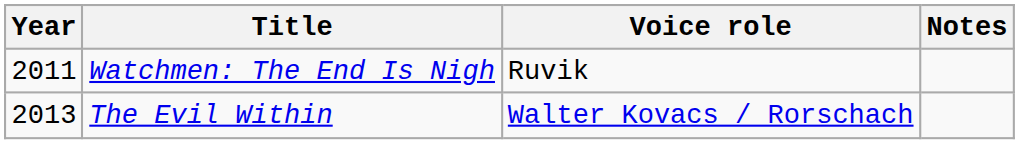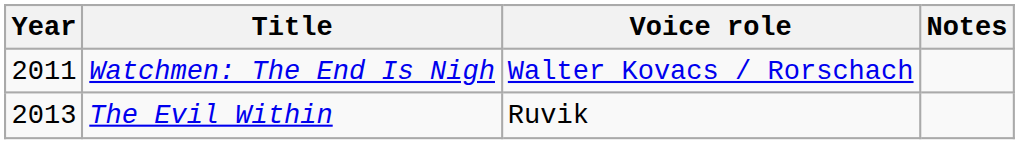(548, 71) Ruvik -> (711, 71) Walter Kovacs / Rorschach
(711, 115) Walter Kovacs / Rorschach -> (548, 115) Ruvik
